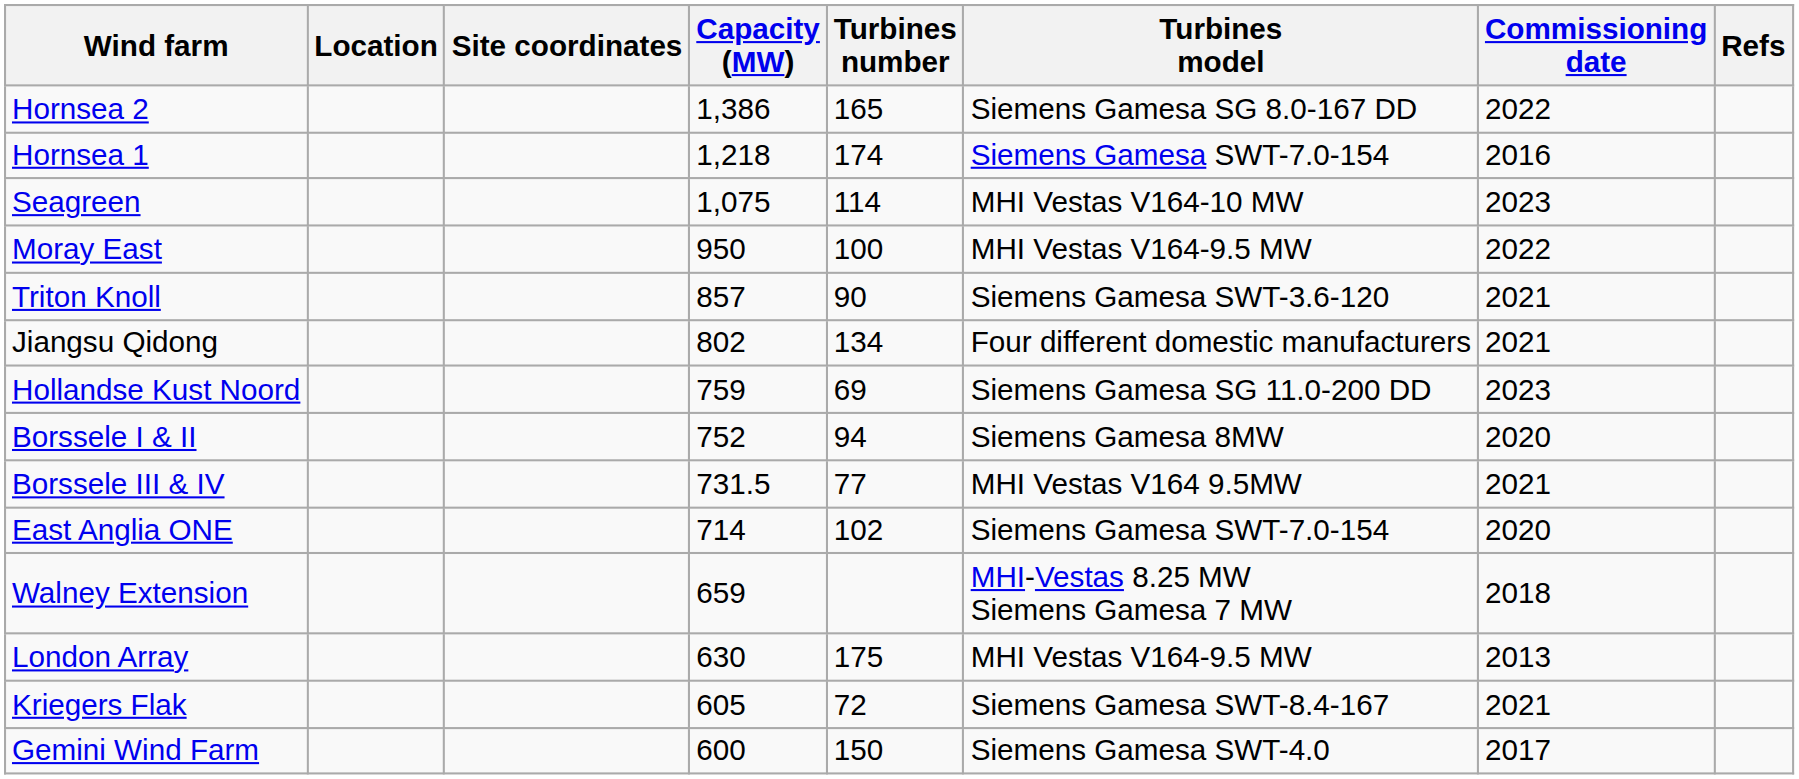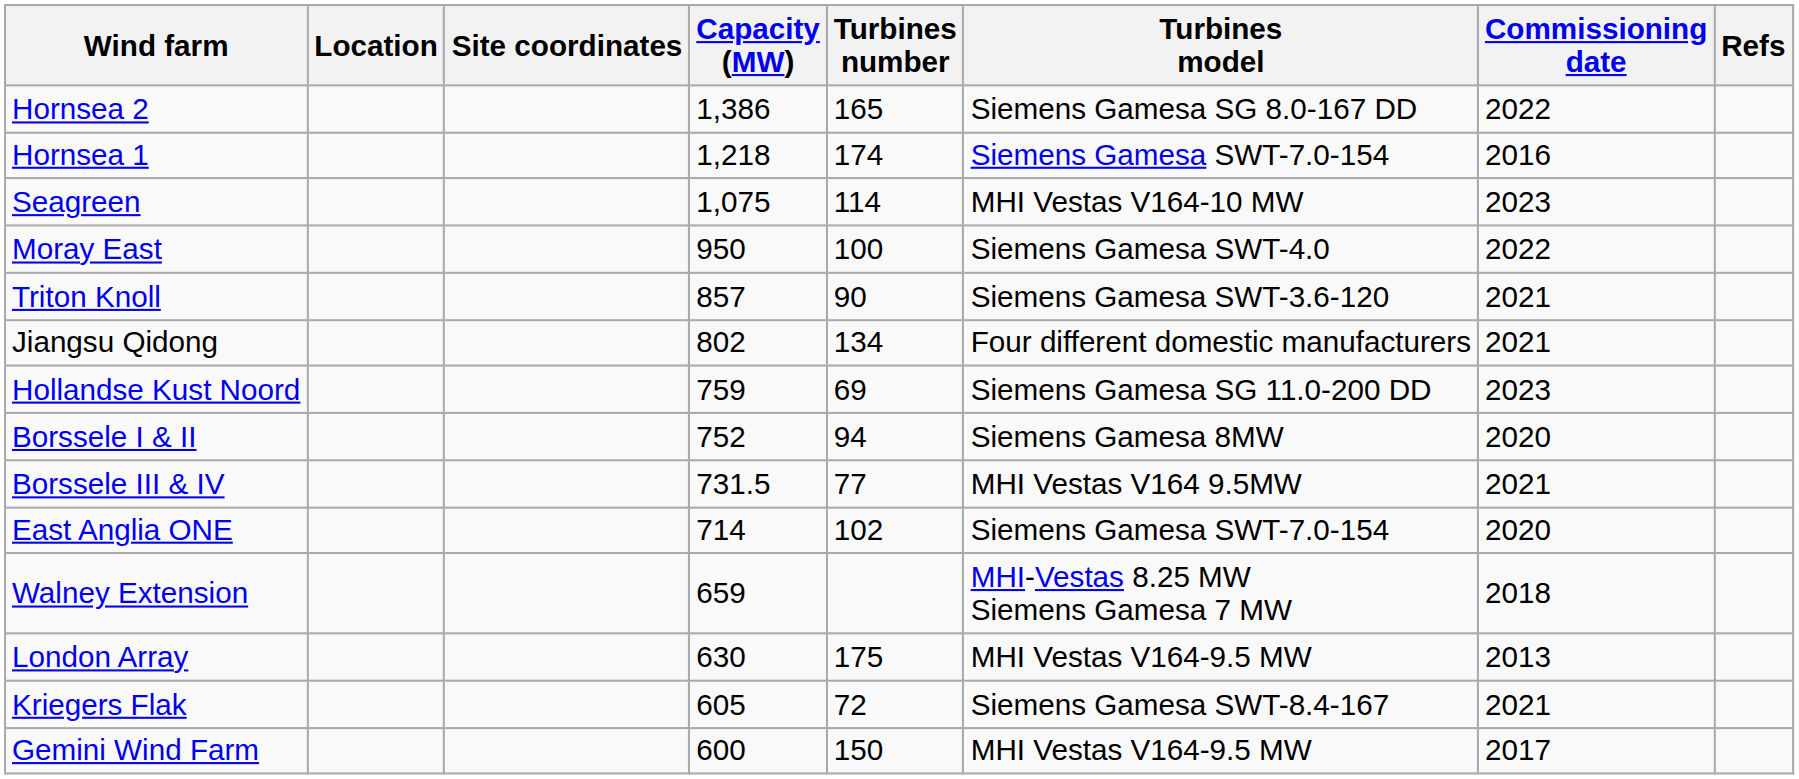(1141, 249) MHI Vestas V164-9.5 MW -> (1150, 249) Siemens Gamesa SWT-4.0
(1150, 751) Siemens Gamesa SWT-4.0 -> (1141, 751) MHI Vestas V164-9.5 MW
